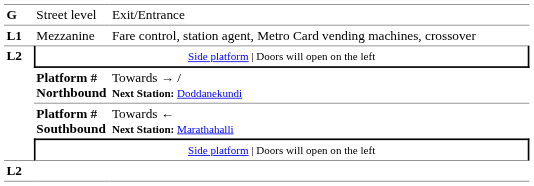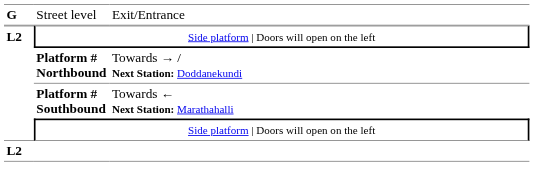- row: (65, 35)
